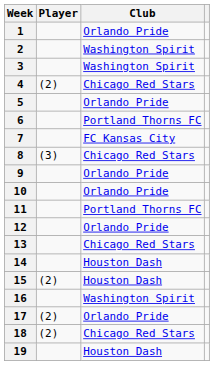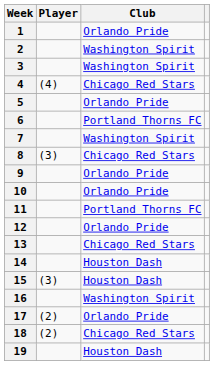(48, 85) (2) -> (48, 85) (4)
(129, 138) FC Kansas City -> (139, 138) Washington Spirit
(48, 280) (2) -> (48, 280) (3)
